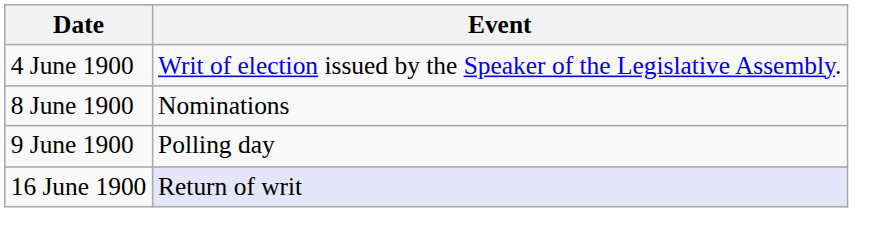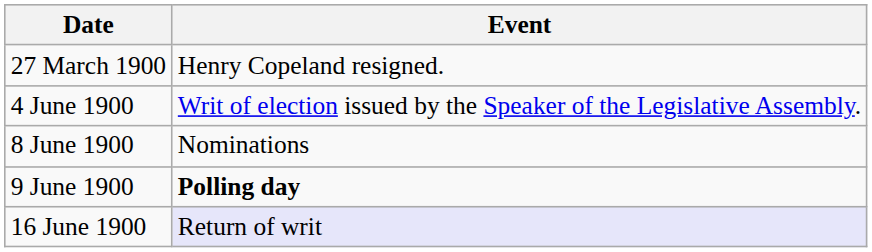+ row: (88, 65)
(216, 145) normal -> (239, 186) bold
